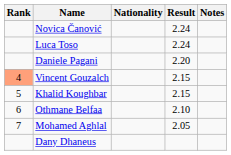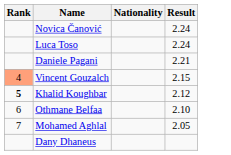- column: (212, 12)
(181, 61) 2.20 -> (181, 61) 2.21
(19, 93) normal -> (19, 93) bold
(181, 93) 2.15 -> (181, 93) 2.12
